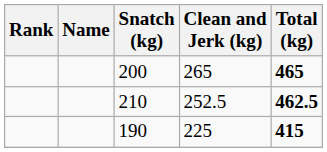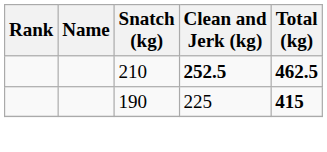- row: (133, 71)
(205, 101) normal -> (205, 71) bold
